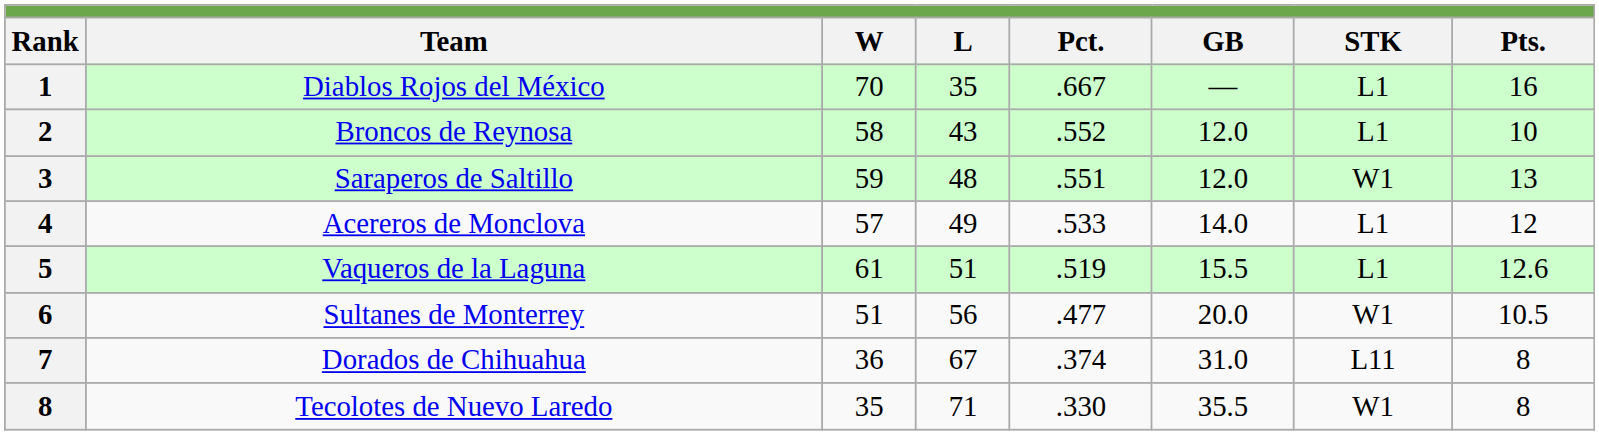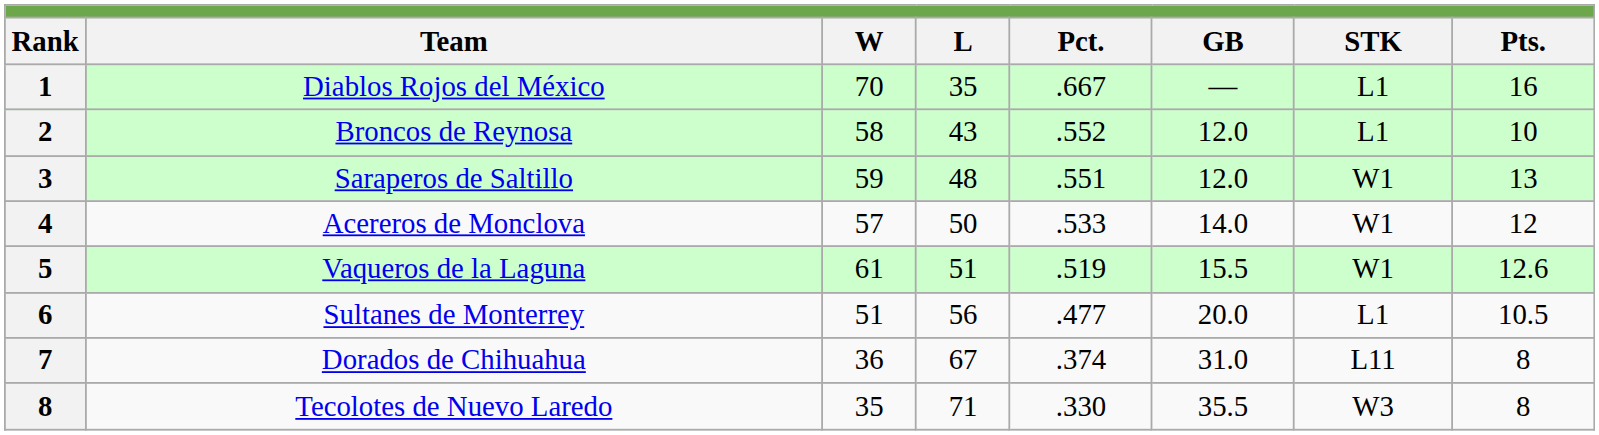(963, 223) 49 -> (963, 223) 50
(1373, 223) L1 -> (1373, 223) W1
(1373, 268) L1 -> (1373, 268) W1
(1373, 314) W1 -> (1373, 314) L1
(1373, 406) W1 -> (1373, 406) W3
